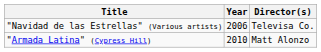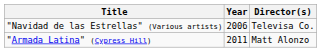(237, 40) 2010 -> (237, 40) 2011
